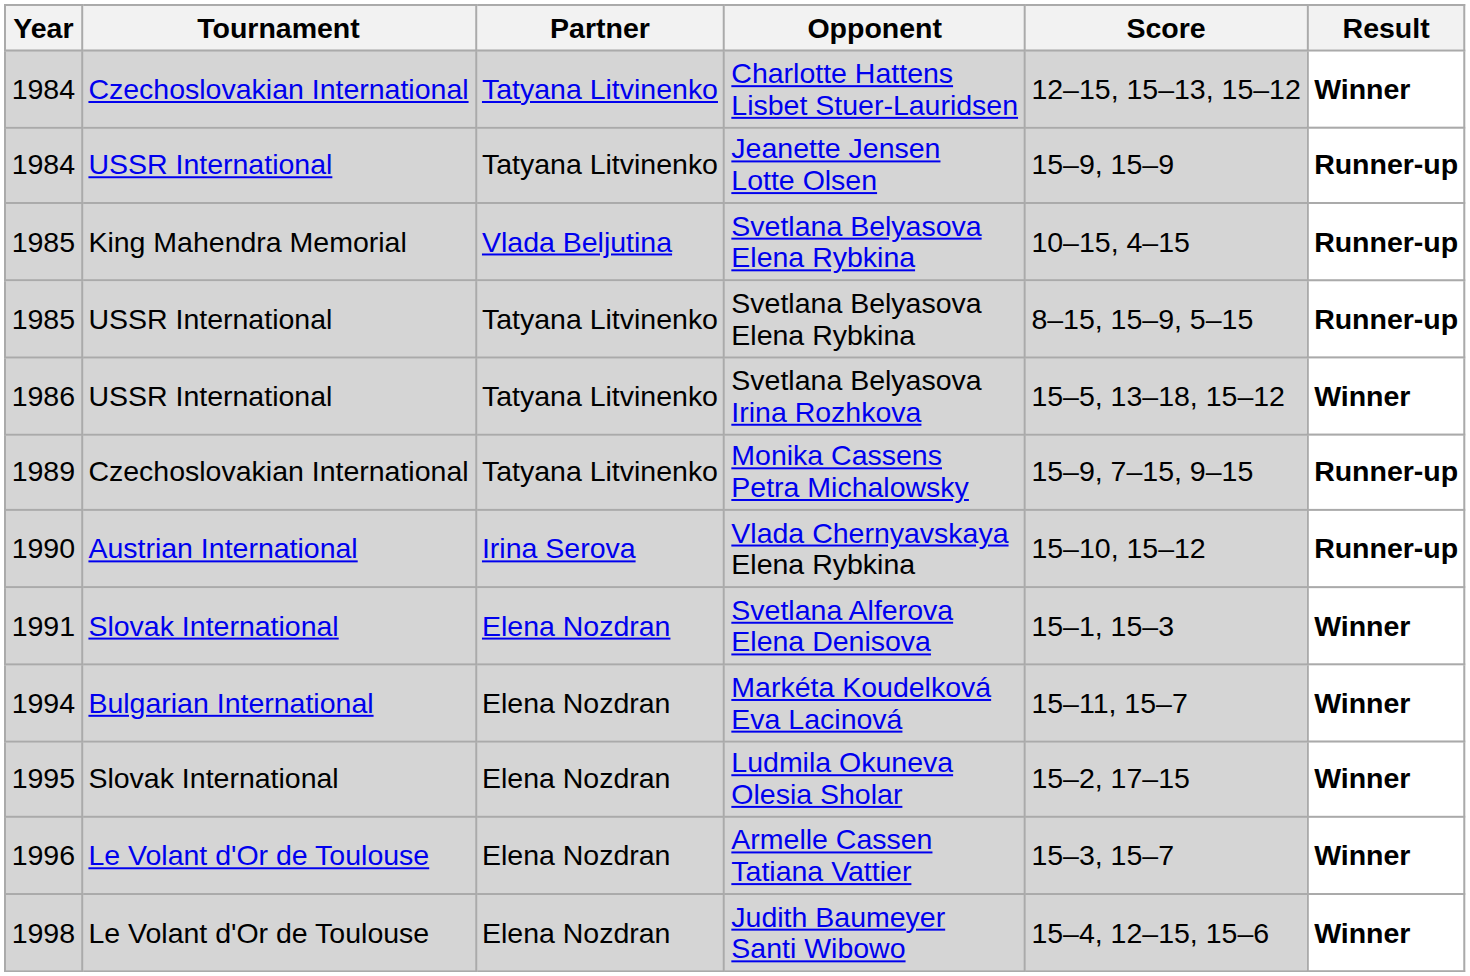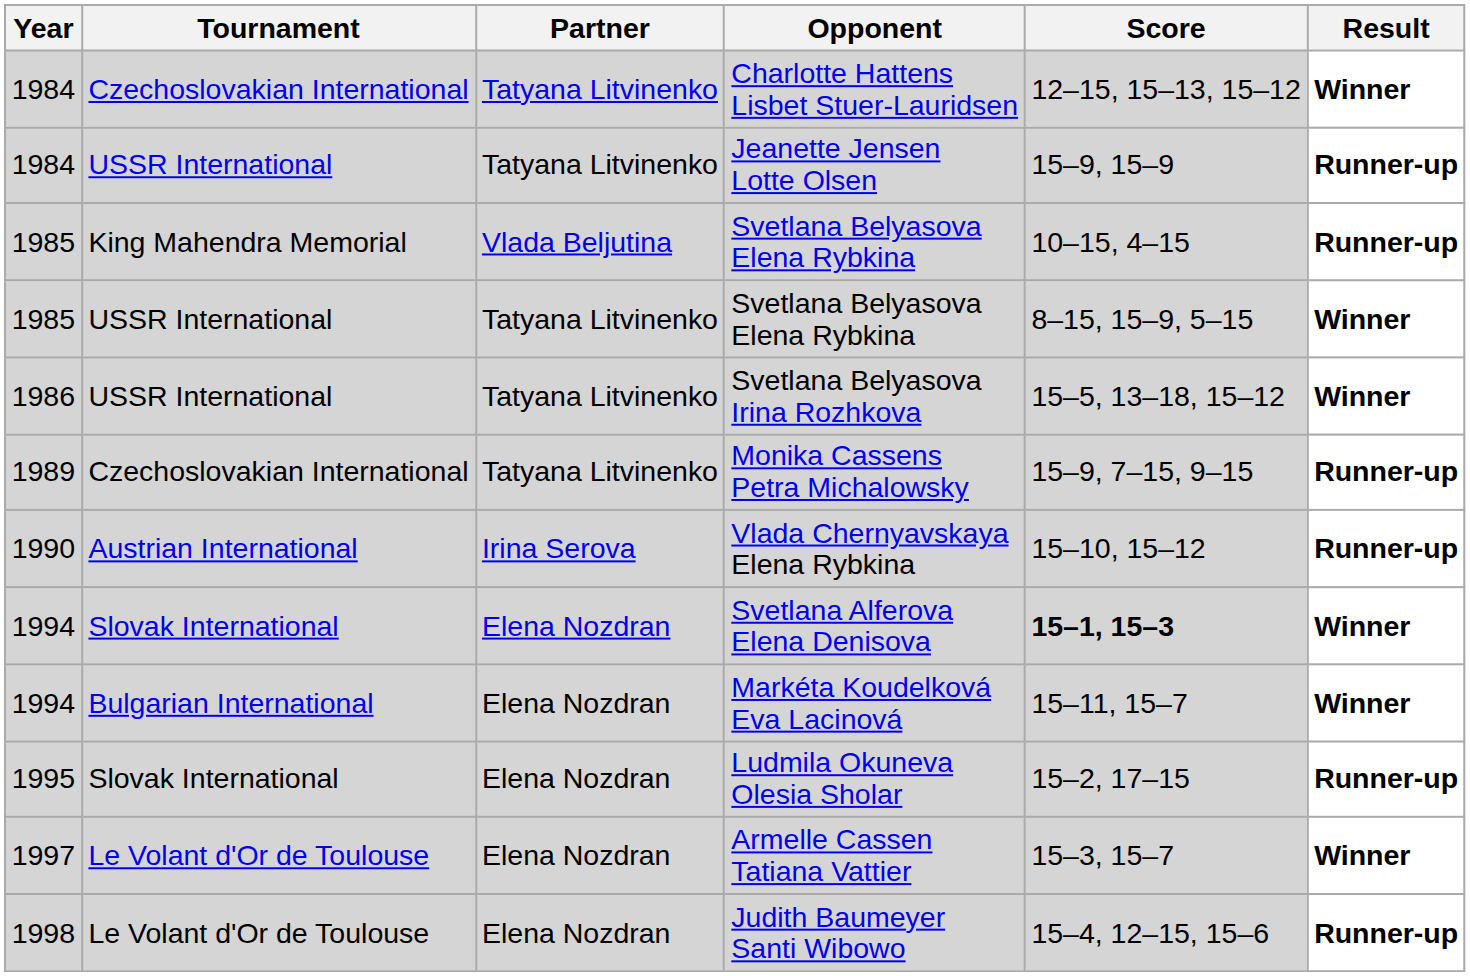(1386, 319) Runner-up -> (1362, 319) Winner
(43, 626) 1991 -> (43, 626) 1994
(1103, 626) normal -> (1103, 626) bold
(1362, 779) Winner -> (1386, 779) Runner-up
(43, 856) 1996 -> (43, 856) 1997
(1362, 933) Winner -> (1386, 933) Runner-up
